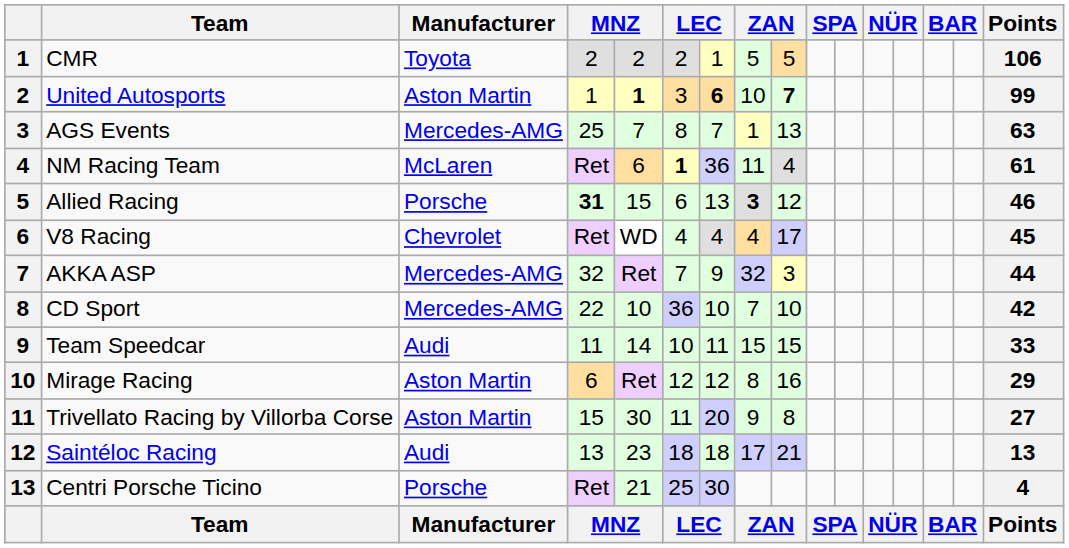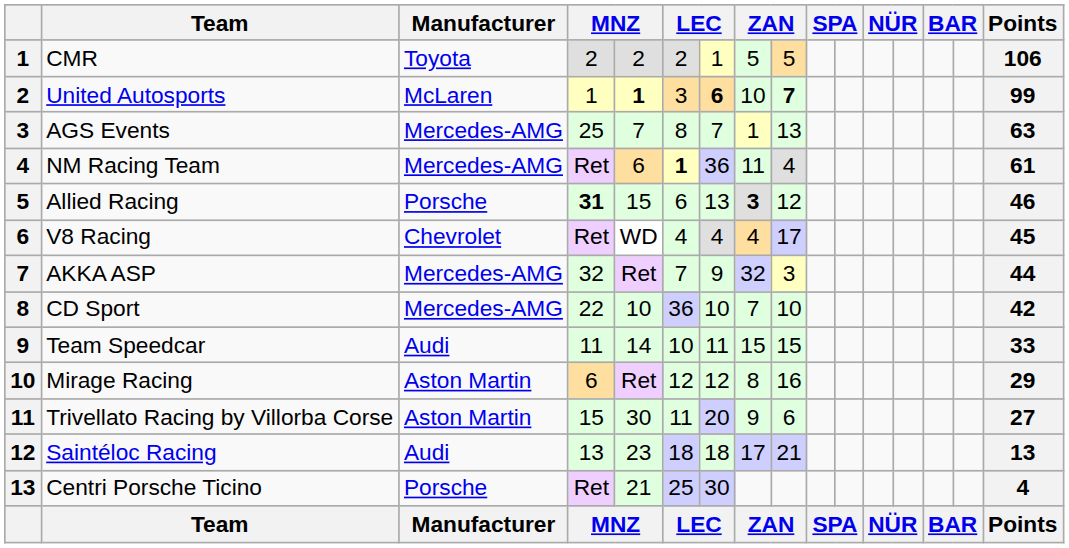(468, 94) Aston Martin -> (448, 94) McLaren
(448, 166) McLaren -> (483, 166) Mercedes-AMG
(789, 416) 8 -> (789, 416) 6
